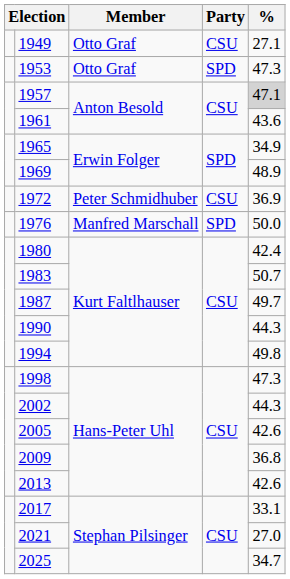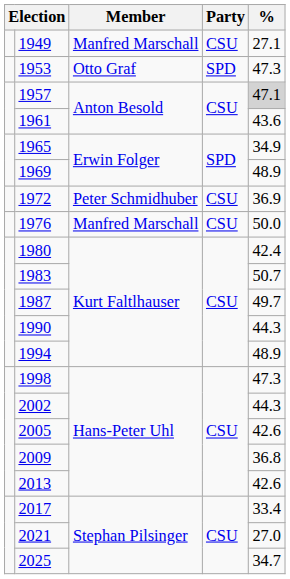(104, 43) Otto Graf -> (136, 43) Manfred Marschall
(221, 224) SPD -> (222, 224) CSU
(267, 353) 49.8 -> (267, 353) 48.9
(267, 509) 33.1 -> (267, 509) 33.4
